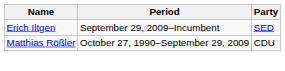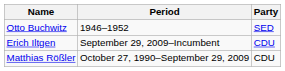+ row: (37, 27)
(264, 27) SED -> (264, 43) CDU
